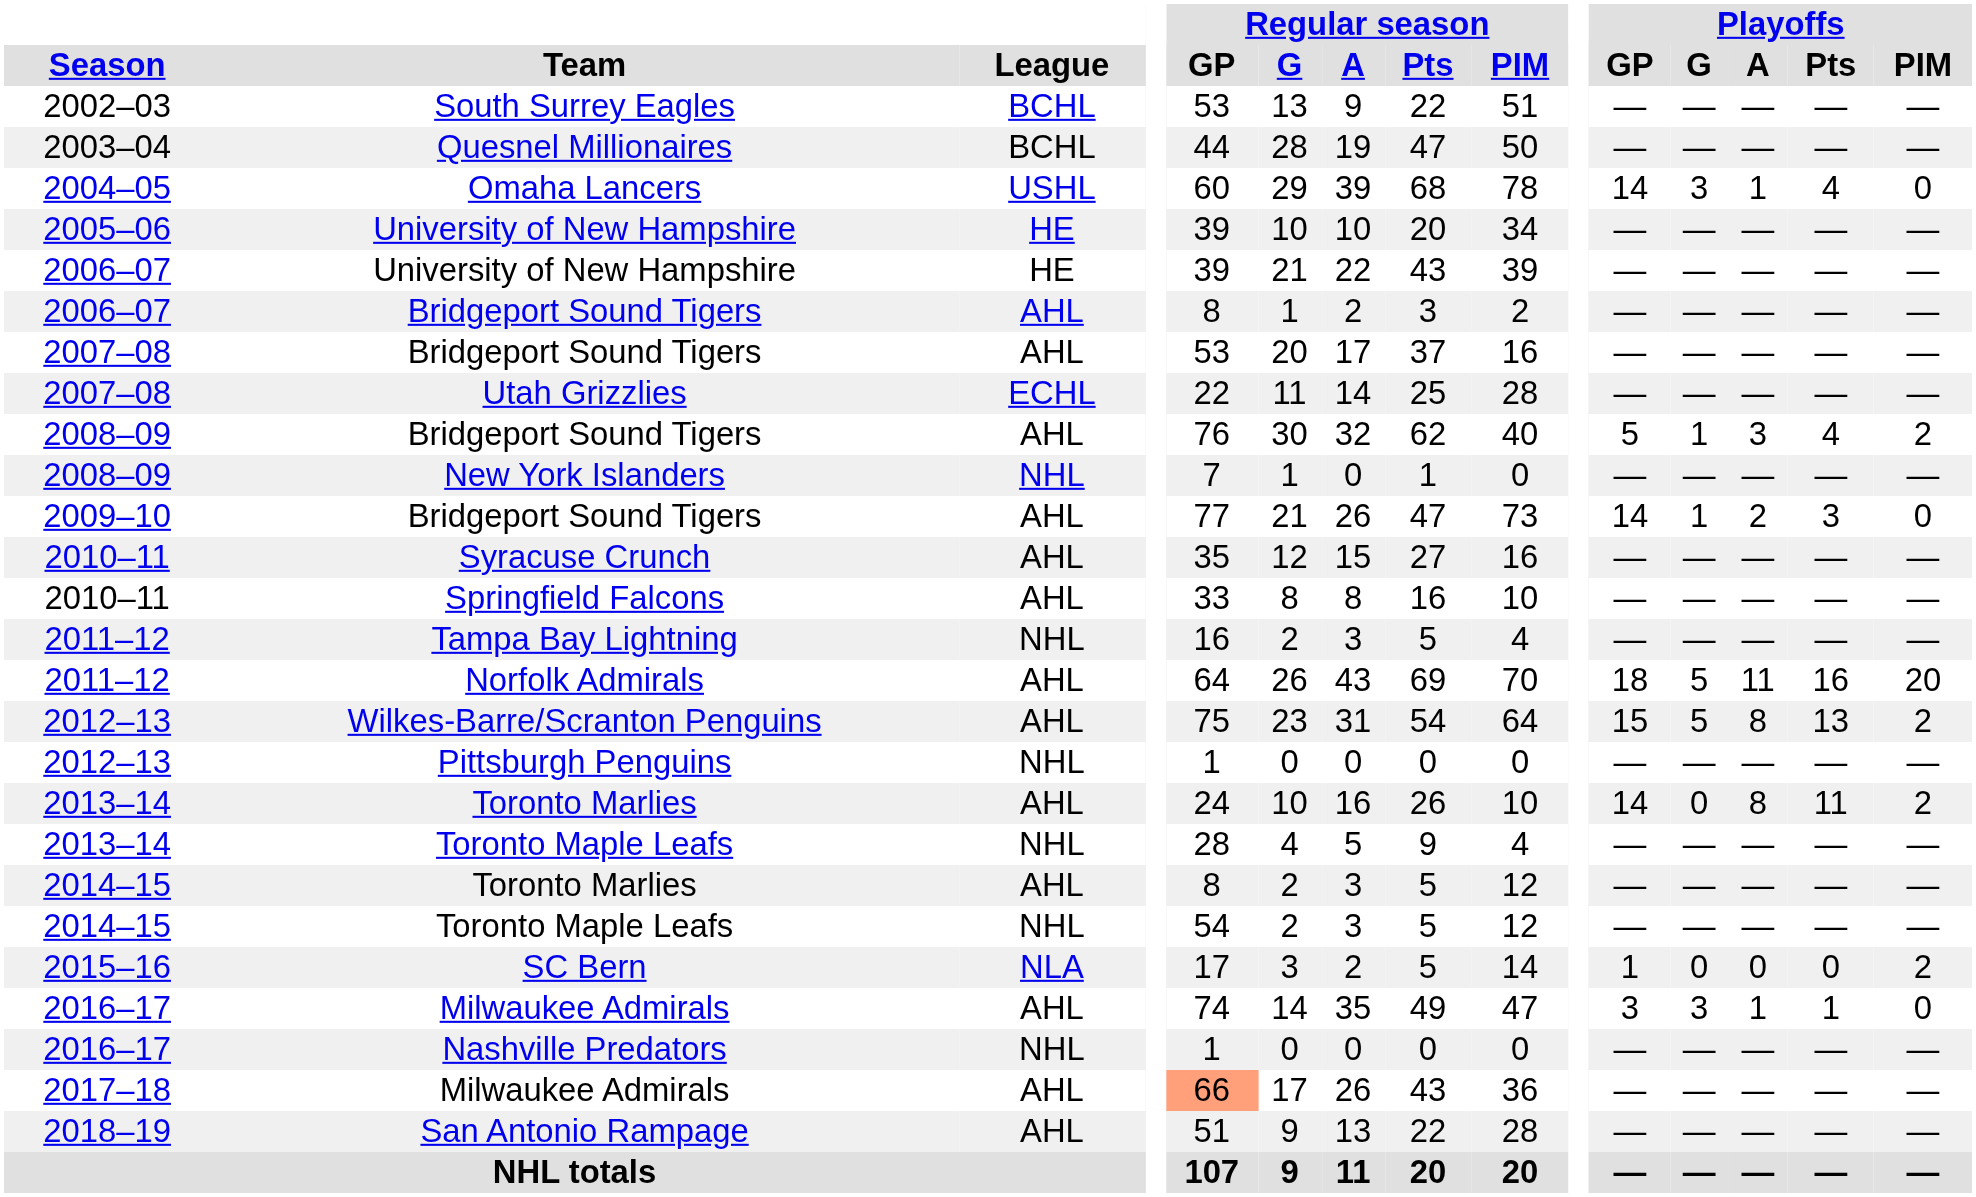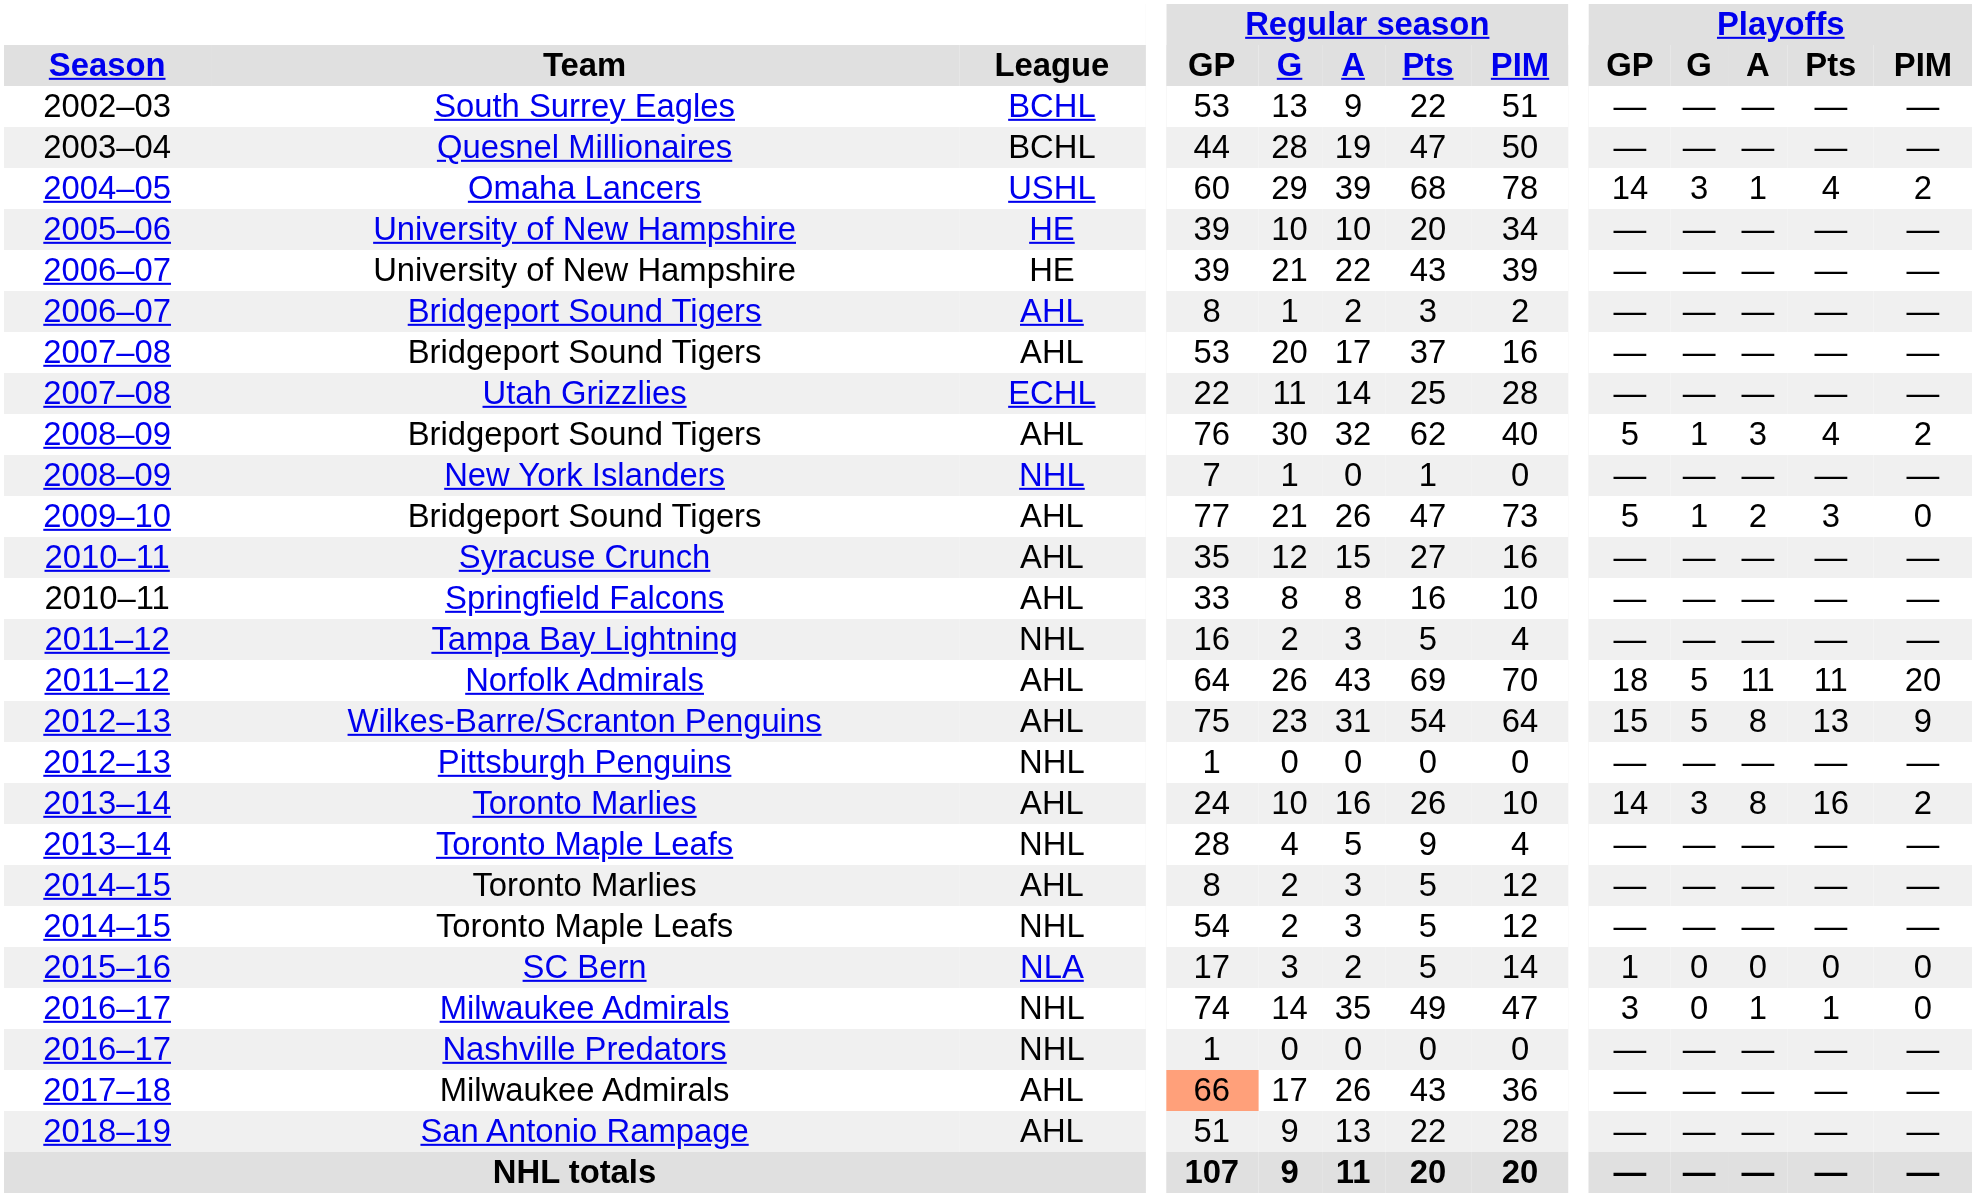(1923, 187) 0 -> (1923, 187) 2
(1630, 515) 14 -> (1630, 515) 5
(1831, 679) 16 -> (1831, 679) 11
(1923, 720) 2 -> (1923, 720) 9
(1699, 802) 0 -> (1699, 802) 3
(1831, 802) 11 -> (1831, 802) 16
(1923, 966) 2 -> (1923, 966) 0
(1052, 1007) AHL -> (1052, 1007) NHL
(1699, 1007) 3 -> (1699, 1007) 0
